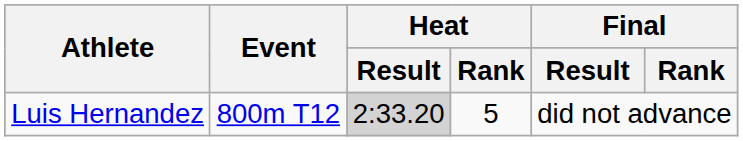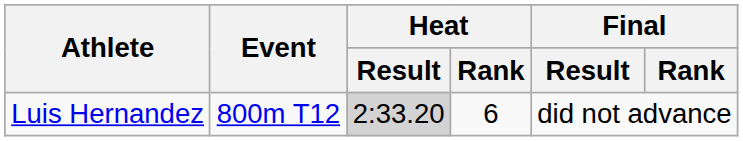(491, 113) 5 -> (491, 113) 6
